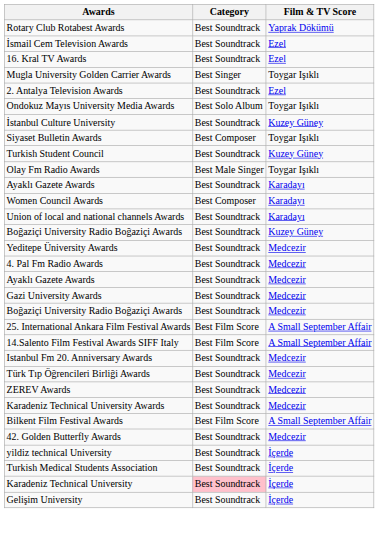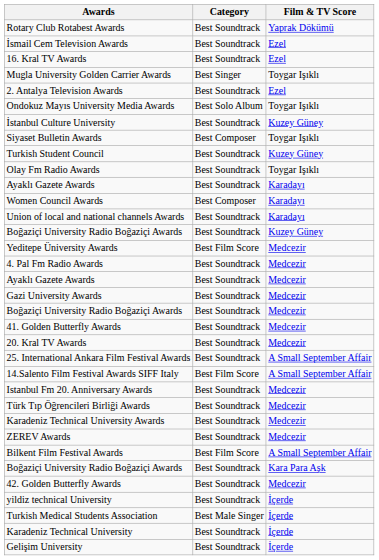(229, 169) Best Male Singer -> (228, 169) Best Soundtrack
(228, 248) Best Soundtrack -> (227, 248) Best Film Score
+ row: (64, 327)
+ row: (46, 342)
(227, 327) Best Film Score -> (228, 358) Best Soundtrack
rows swapped: (85, 405) <-> (38, 389)
+ row: (94, 468)
(228, 468) Best Soundtrack -> (229, 515) Best Male Singer
(228, 484) pink background -> (228, 531) no background
